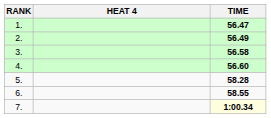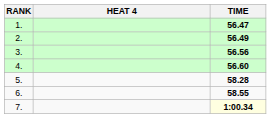(238, 52) 56.58 -> (238, 52) 56.56
